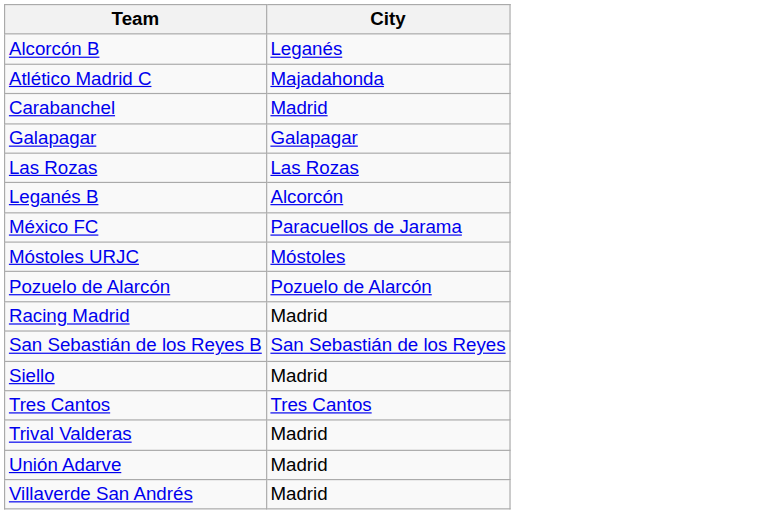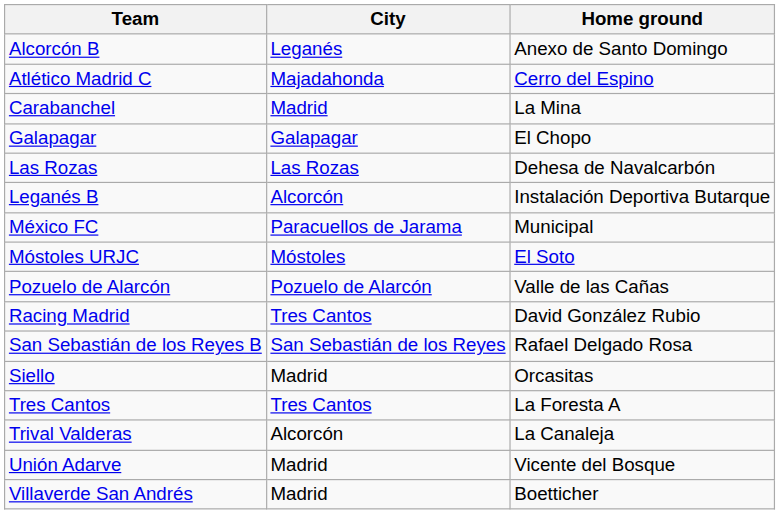+ column: (642, 19)
(299, 316) Madrid -> (321, 316) Tres Cantos
(299, 434) Madrid -> (307, 434) Alcorcón
